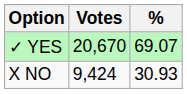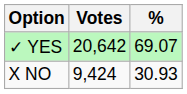(99, 46) 20,670 -> (99, 46) 20,642
